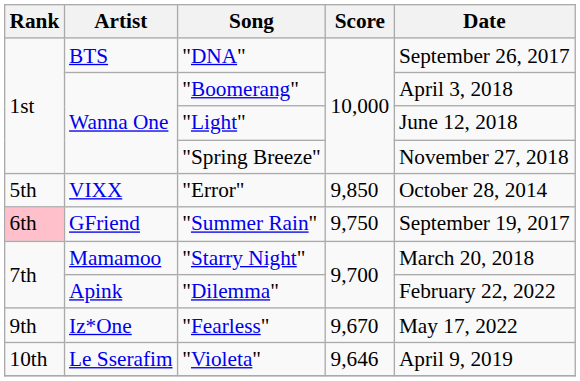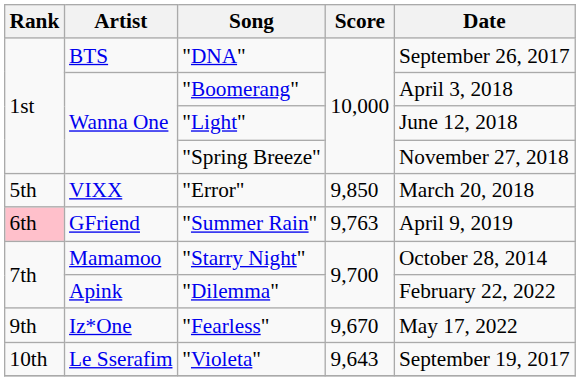(473, 190) October 28, 2014 -> (467, 190) March 20, 2018
(355, 223) 9,750 -> (355, 223) 9,763
(484, 223) September 19, 2017 -> (456, 223) April 9, 2019
(467, 257) March 20, 2018 -> (473, 257) October 28, 2014
(355, 358) 9,646 -> (355, 358) 9,643
(456, 358) April 9, 2019 -> (484, 358) September 19, 2017
